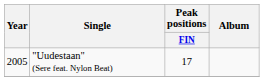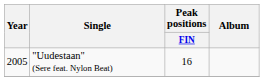(187, 62) 17 -> (187, 62) 16
